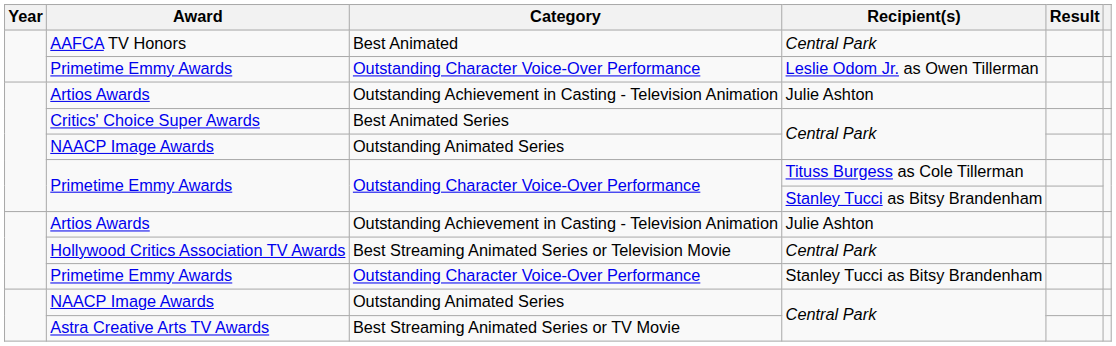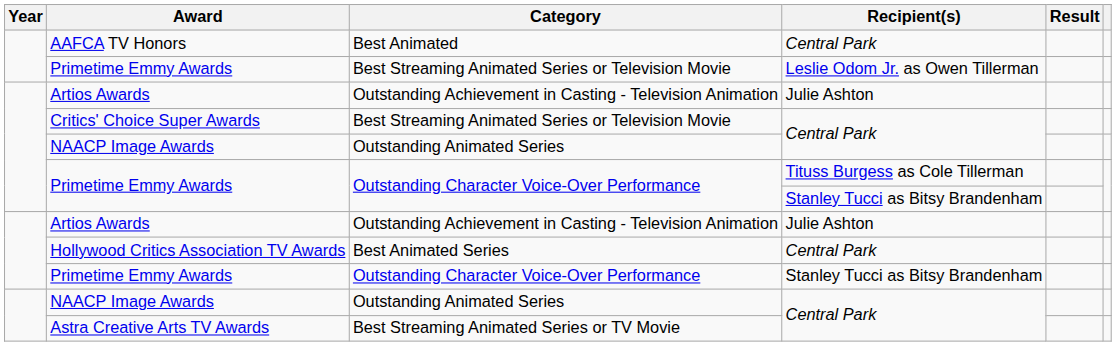(527, 69) Outstanding Character Voice-Over Performance -> (542, 69) Best Streaming Animated Series or Television Movie
(431, 120) Best Animated Series -> (542, 120) Best Streaming Animated Series or Television Movie
(542, 250) Best Streaming Animated Series or Television Movie -> (431, 250) Best Animated Series
